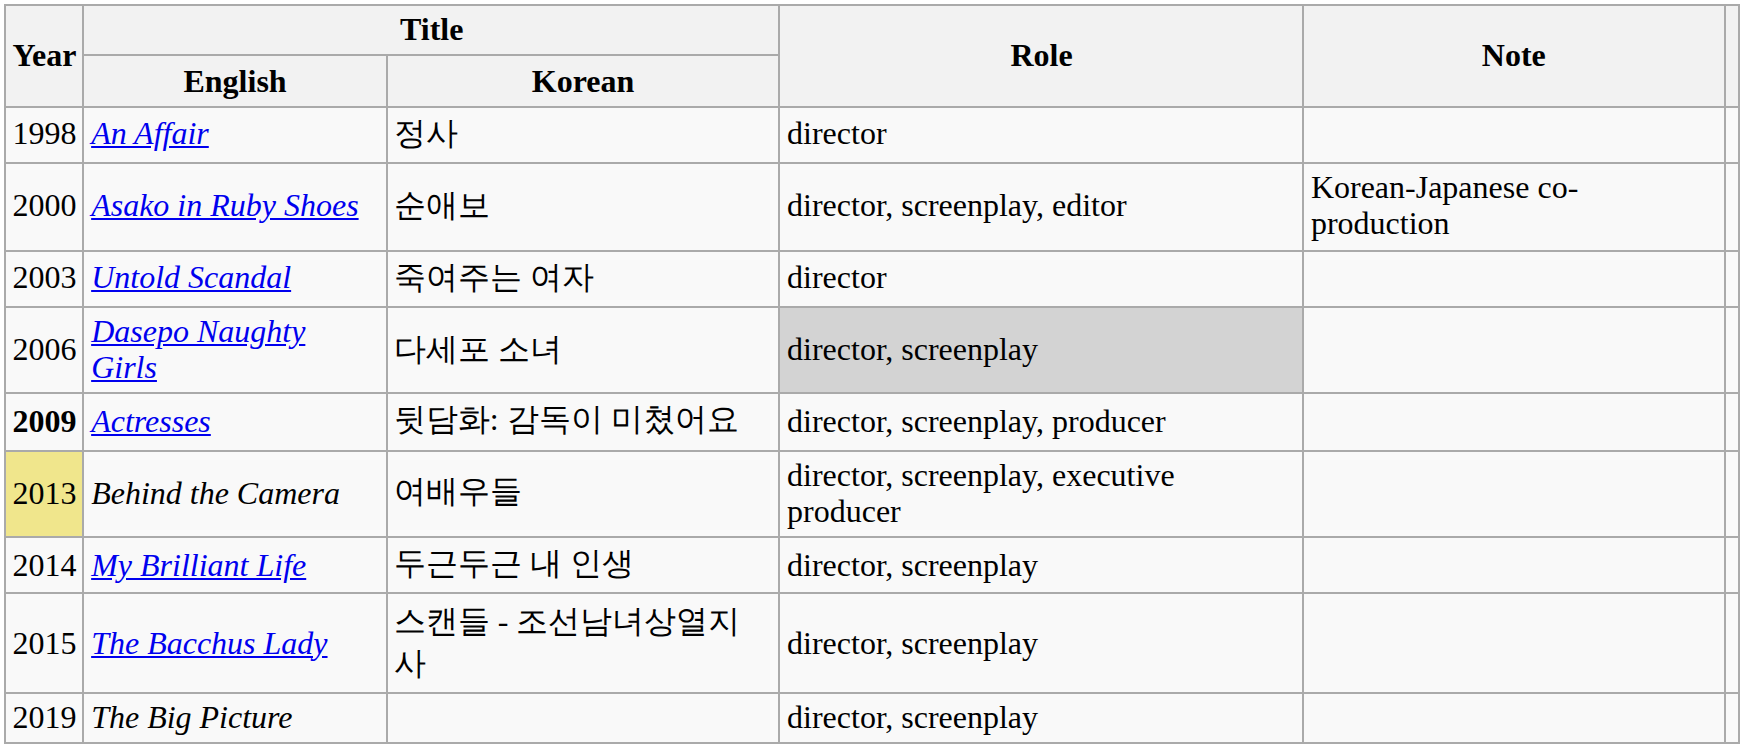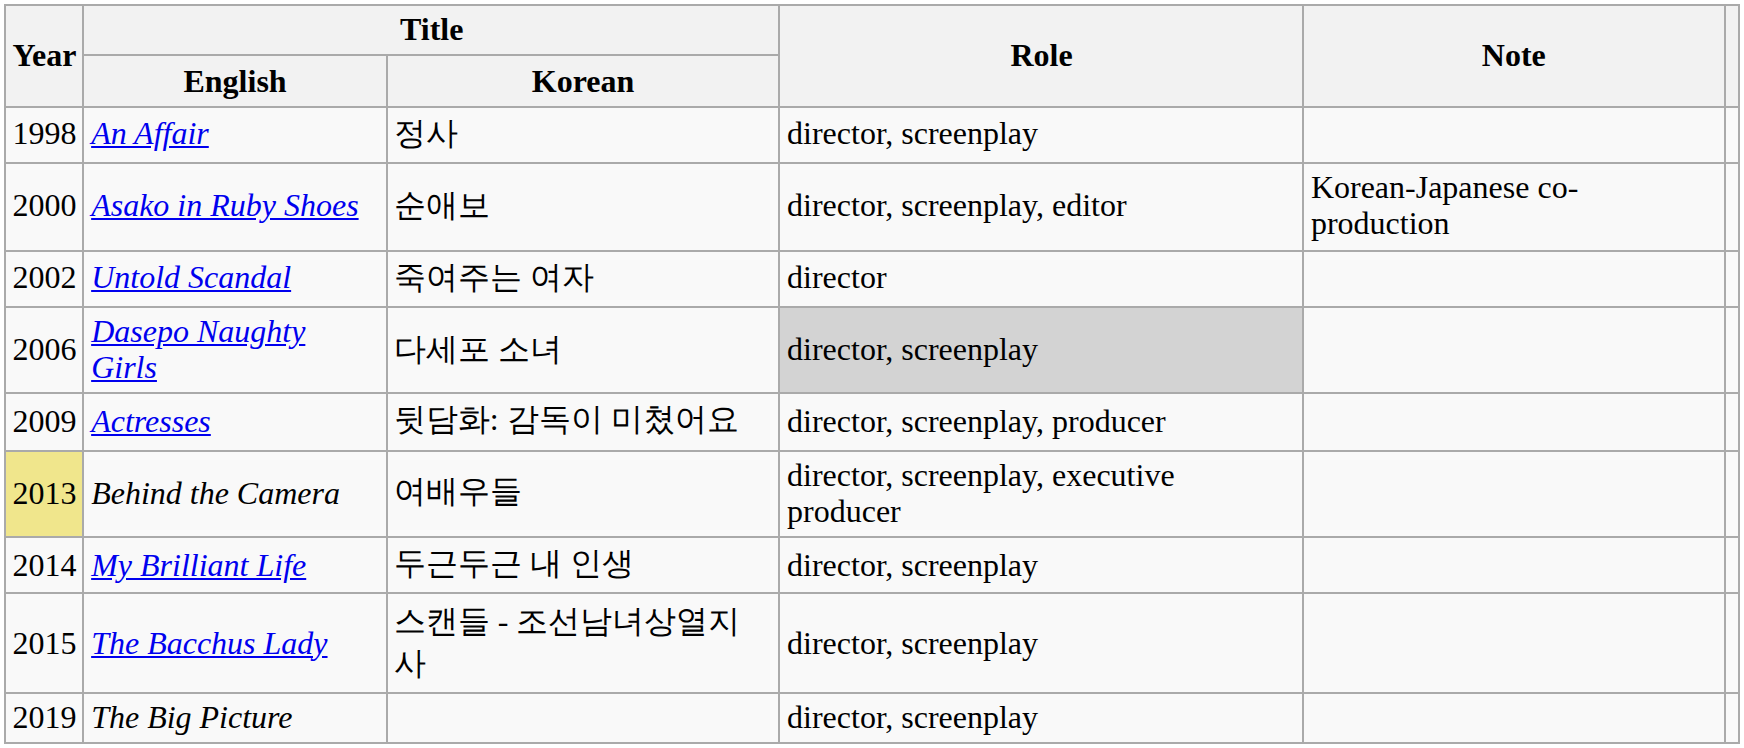(837, 134) director -> (913, 134) director, screenplay
(44, 277) 2003 -> (44, 277) 2002
(44, 421) bold -> (44, 421) normal
